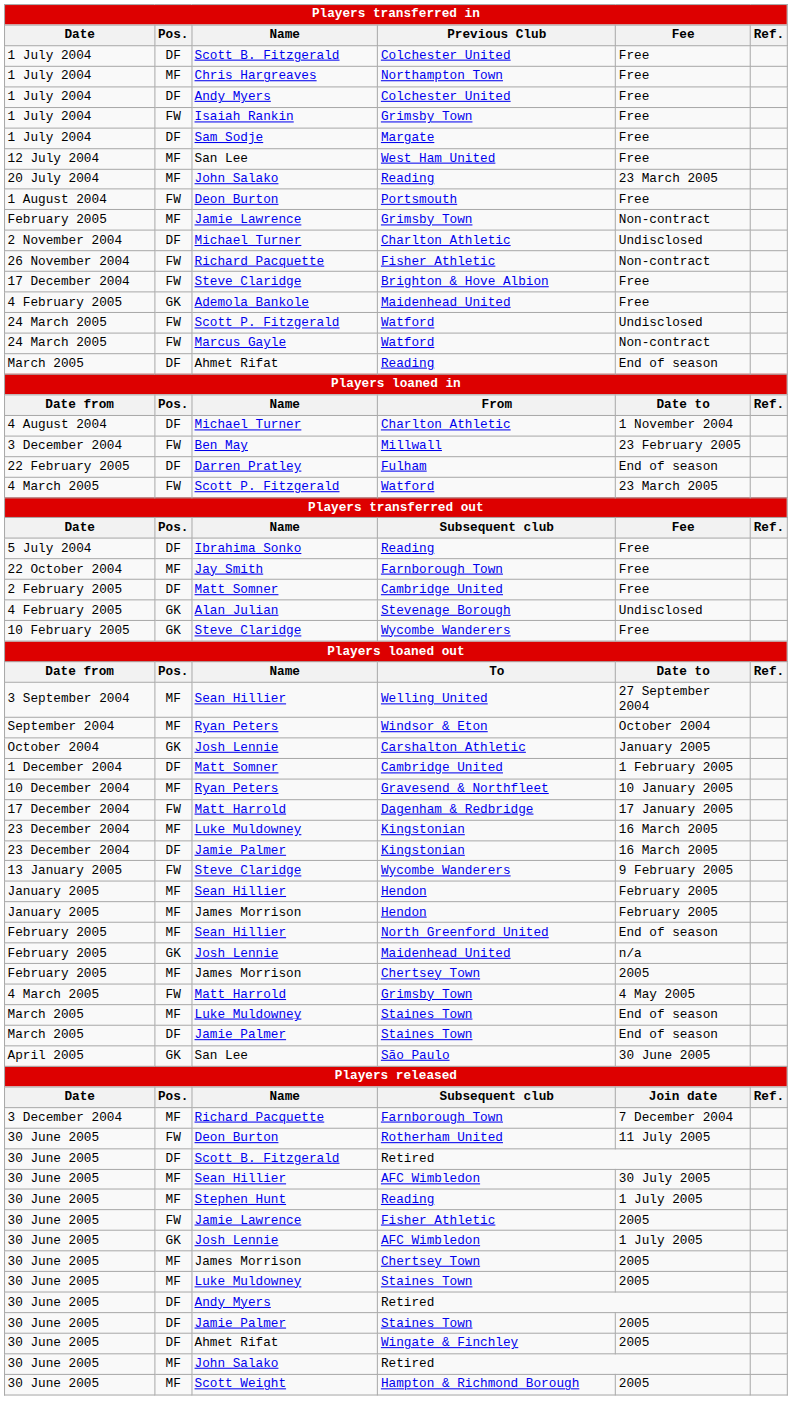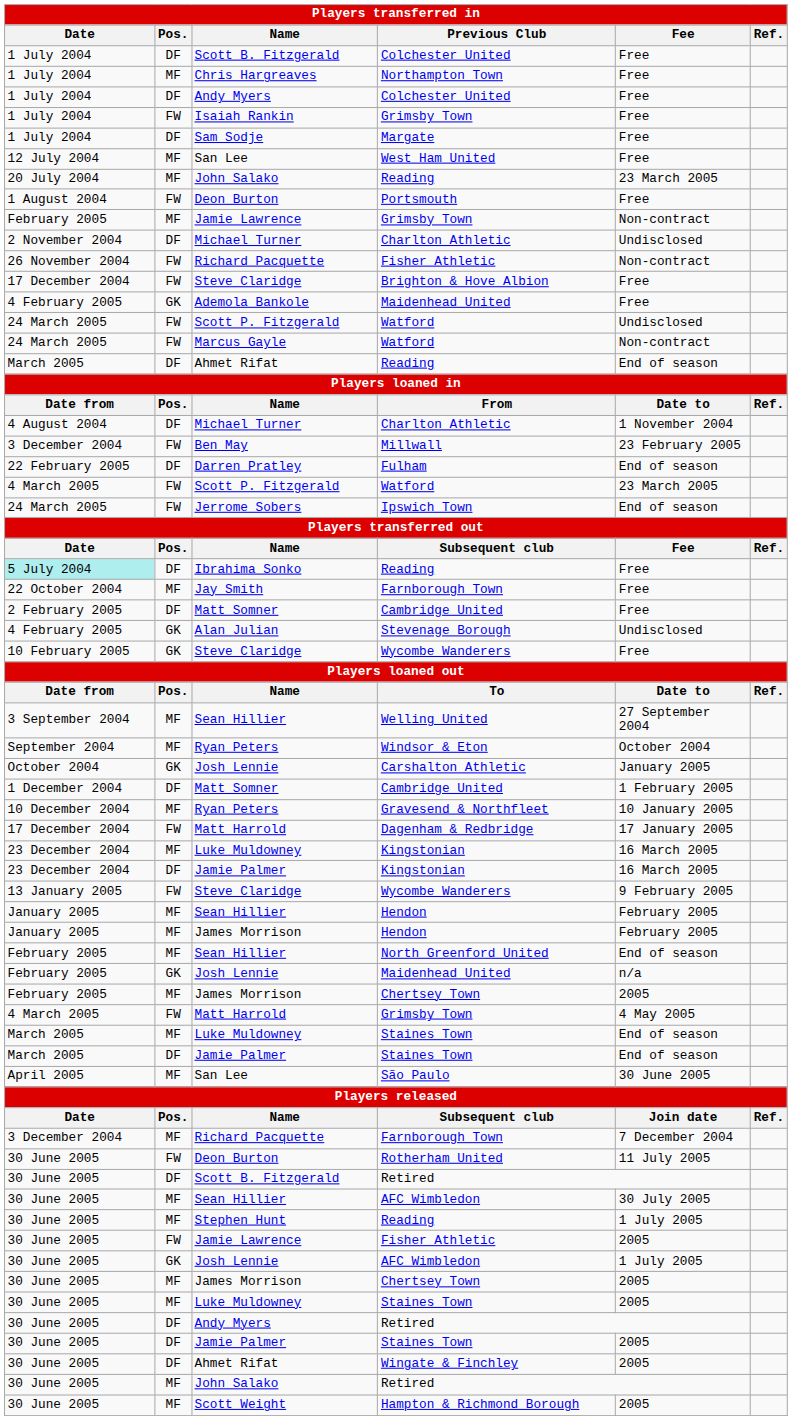+ row: (248, 508)
(50, 549) no background -> (50, 570) paleturquoise background
(173, 1056) GK -> (173, 1077) MF
